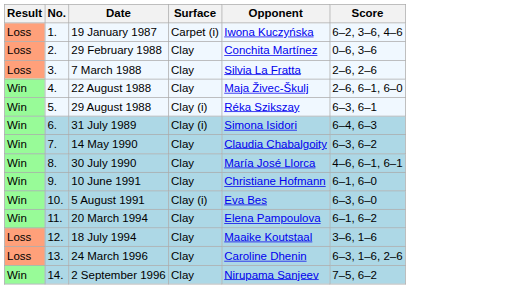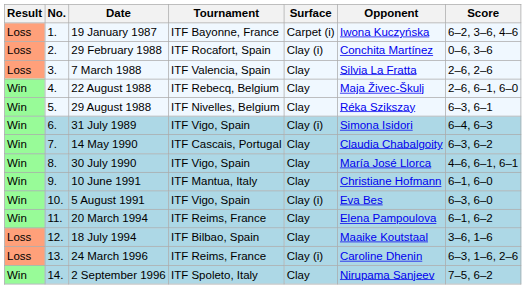+ column: (226, 13)
(183, 50) Clay -> (305, 50) Clay (i)
(189, 106) Clay (i) -> (298, 106) Clay
(183, 255) Clay -> (305, 255) Clay (i)
